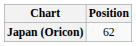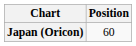(109, 32) 62 -> (109, 32) 60
